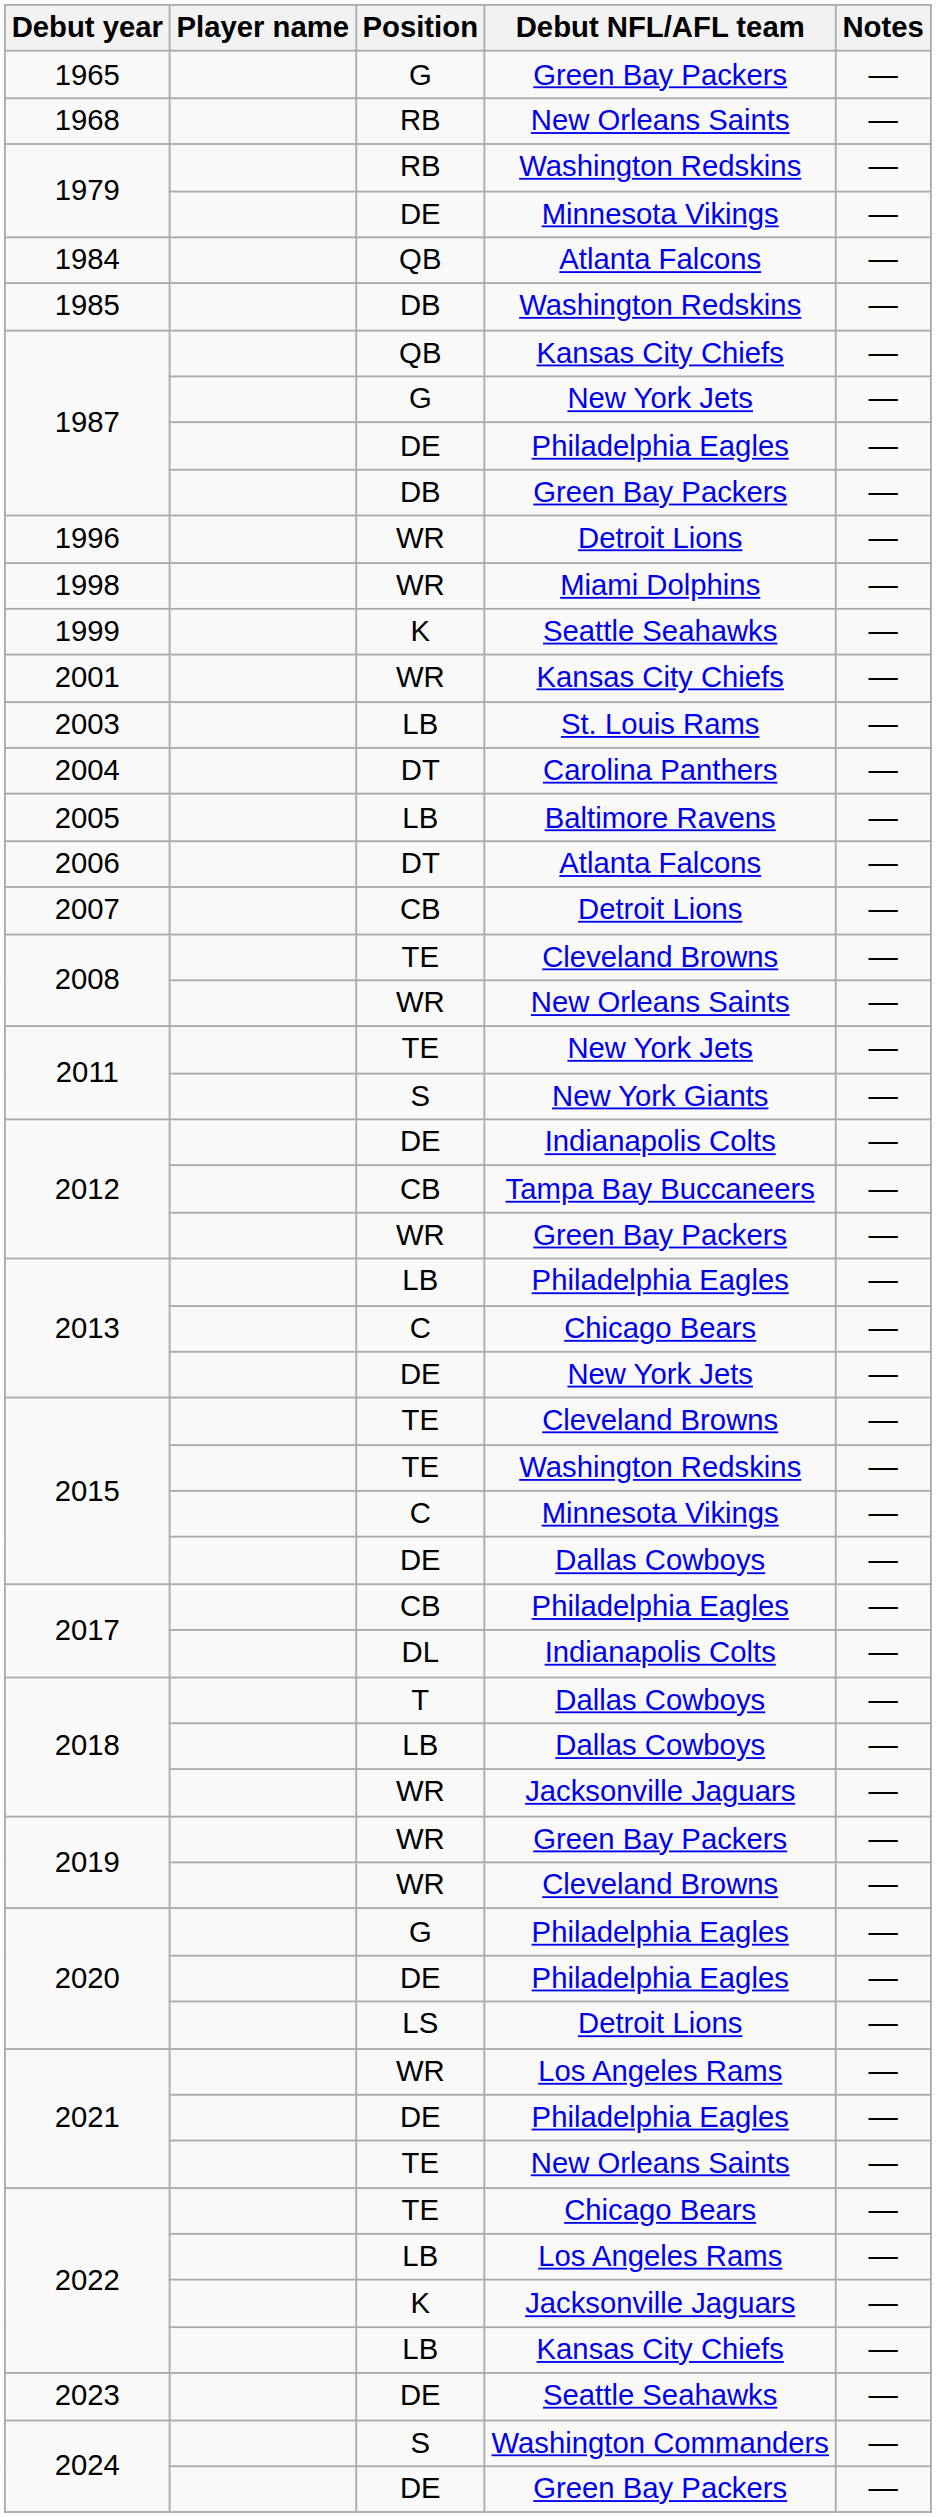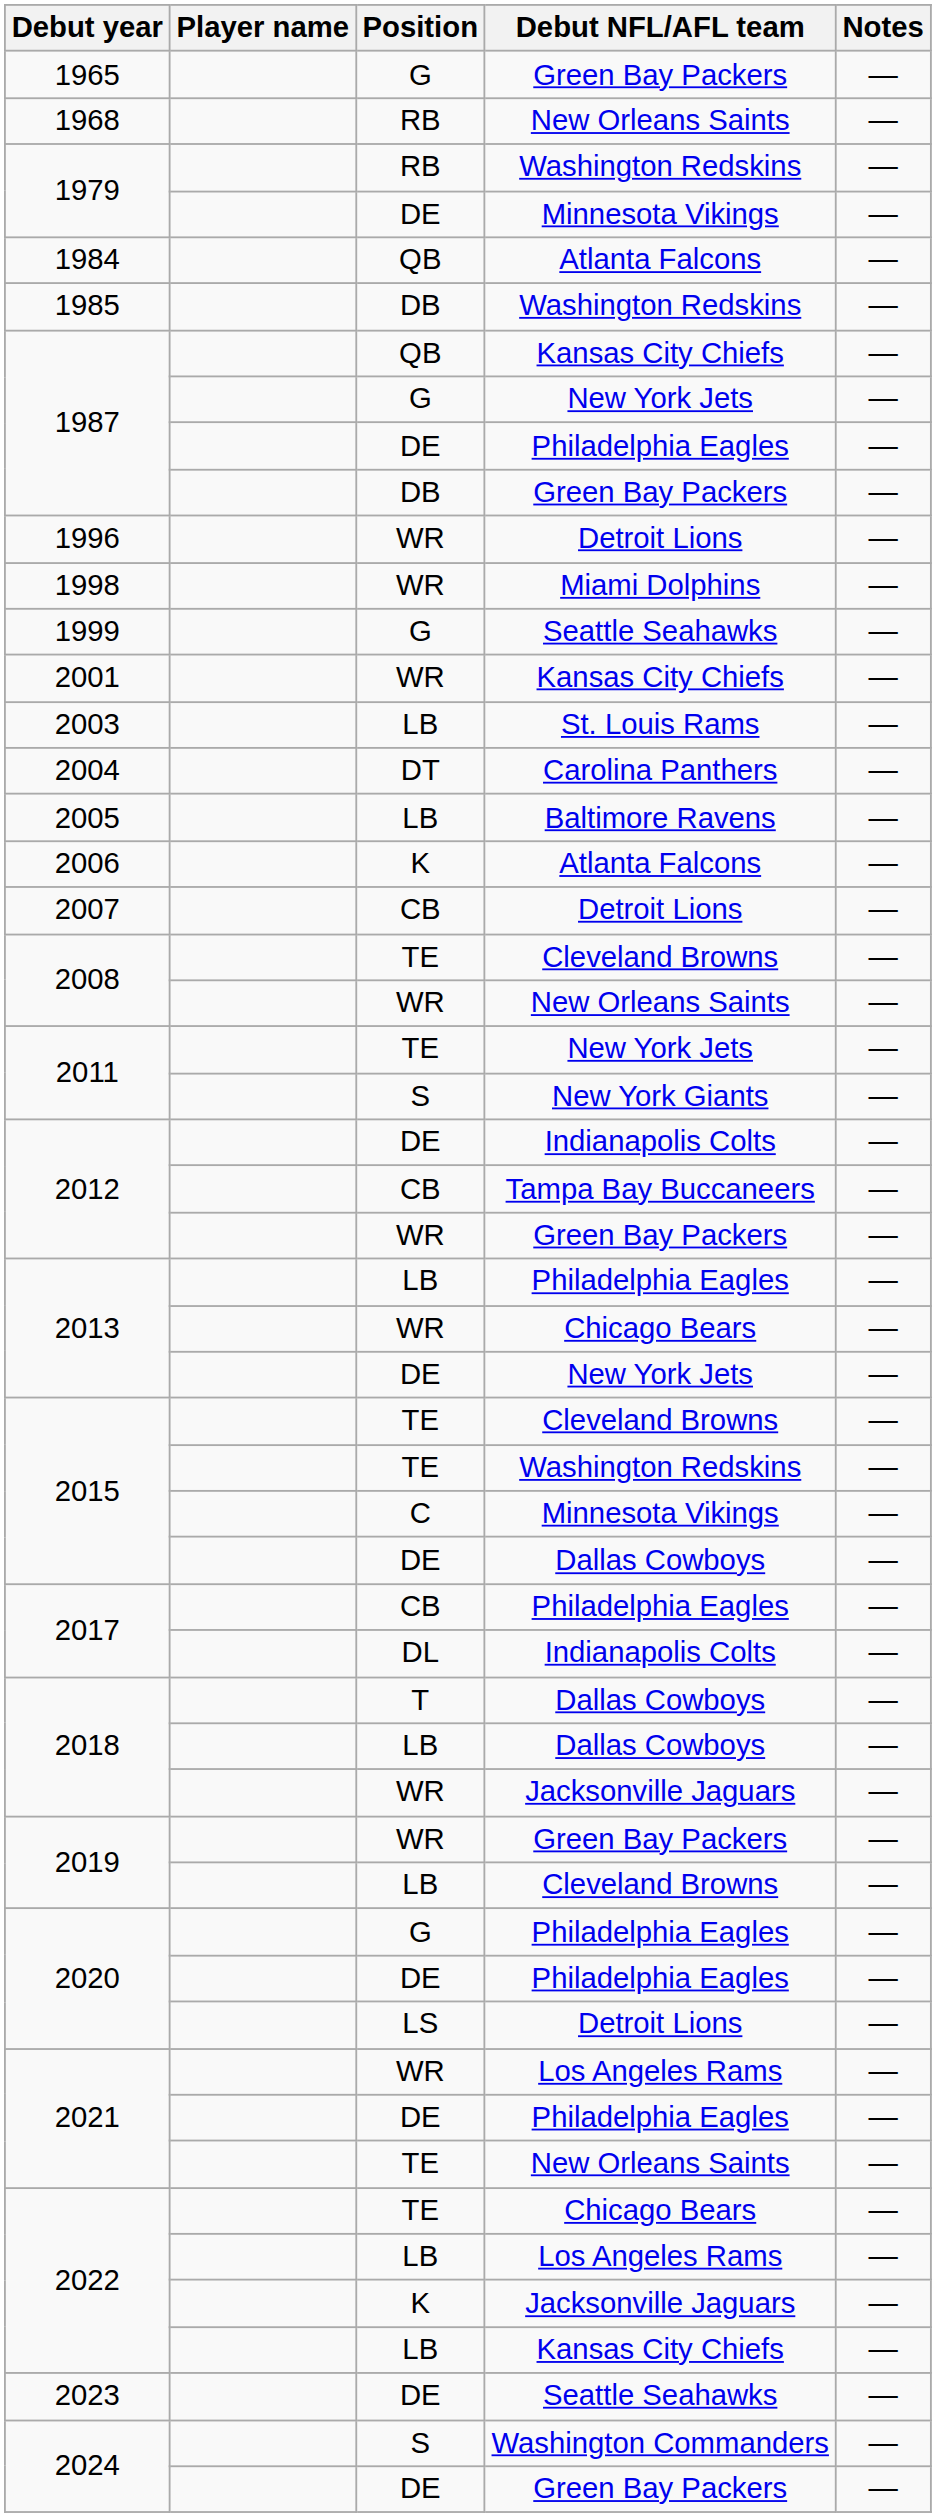(420, 631) K -> (420, 631) G
(420, 863) DT -> (420, 863) K
(420, 1327) C -> (420, 1327) WR
(420, 1885) WR -> (420, 1885) LB
